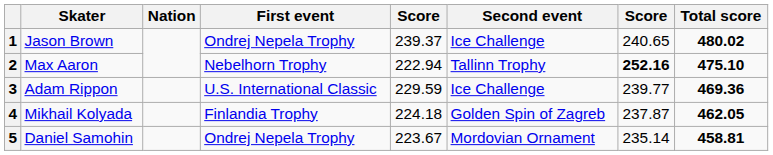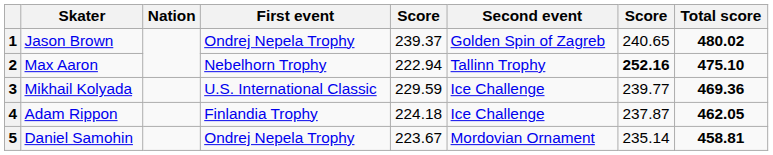(498, 41) Ice Challenge -> (528, 41) Golden Spin of Zagreb
(71, 89) Adam Rippon -> (78, 89) Mikhail Kolyada
(78, 114) Mikhail Kolyada -> (71, 114) Adam Rippon
(528, 114) Golden Spin of Zagreb -> (498, 114) Ice Challenge
